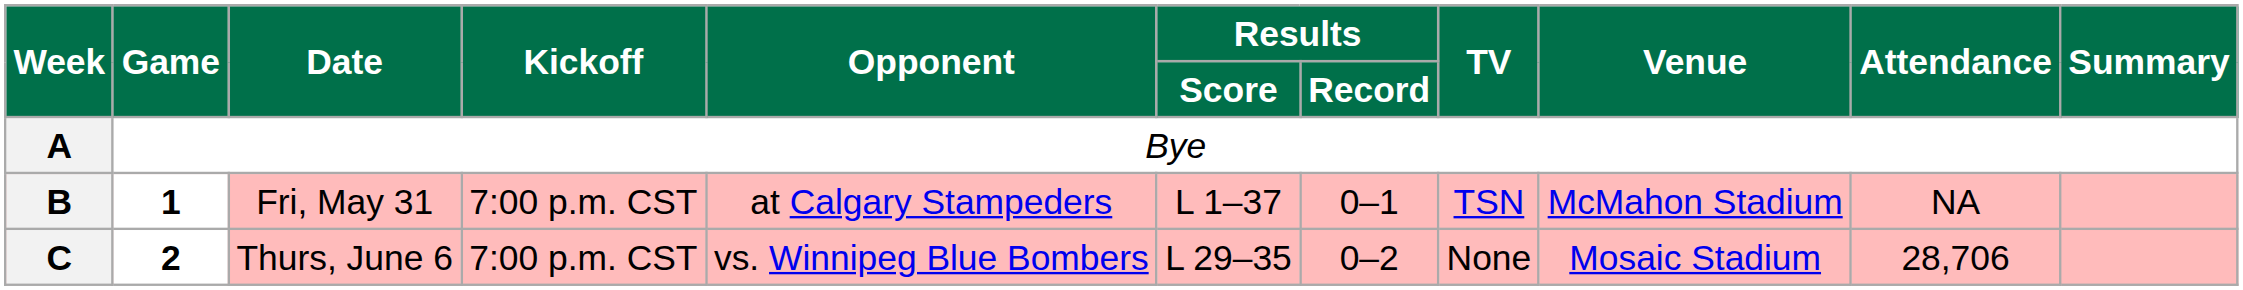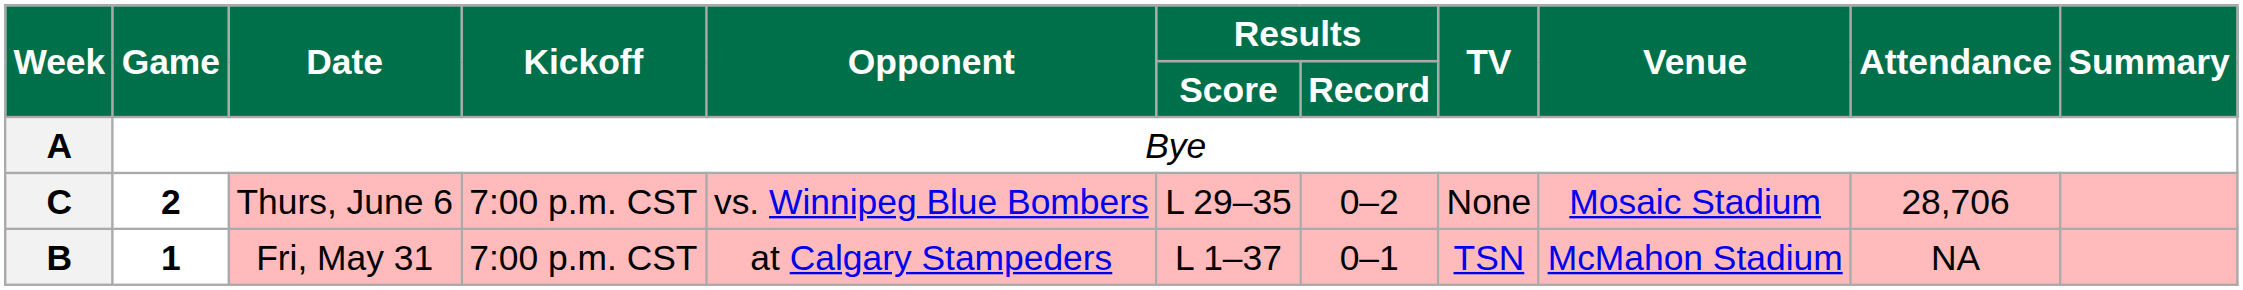rows swapped: (59, 202) <-> (59, 258)
